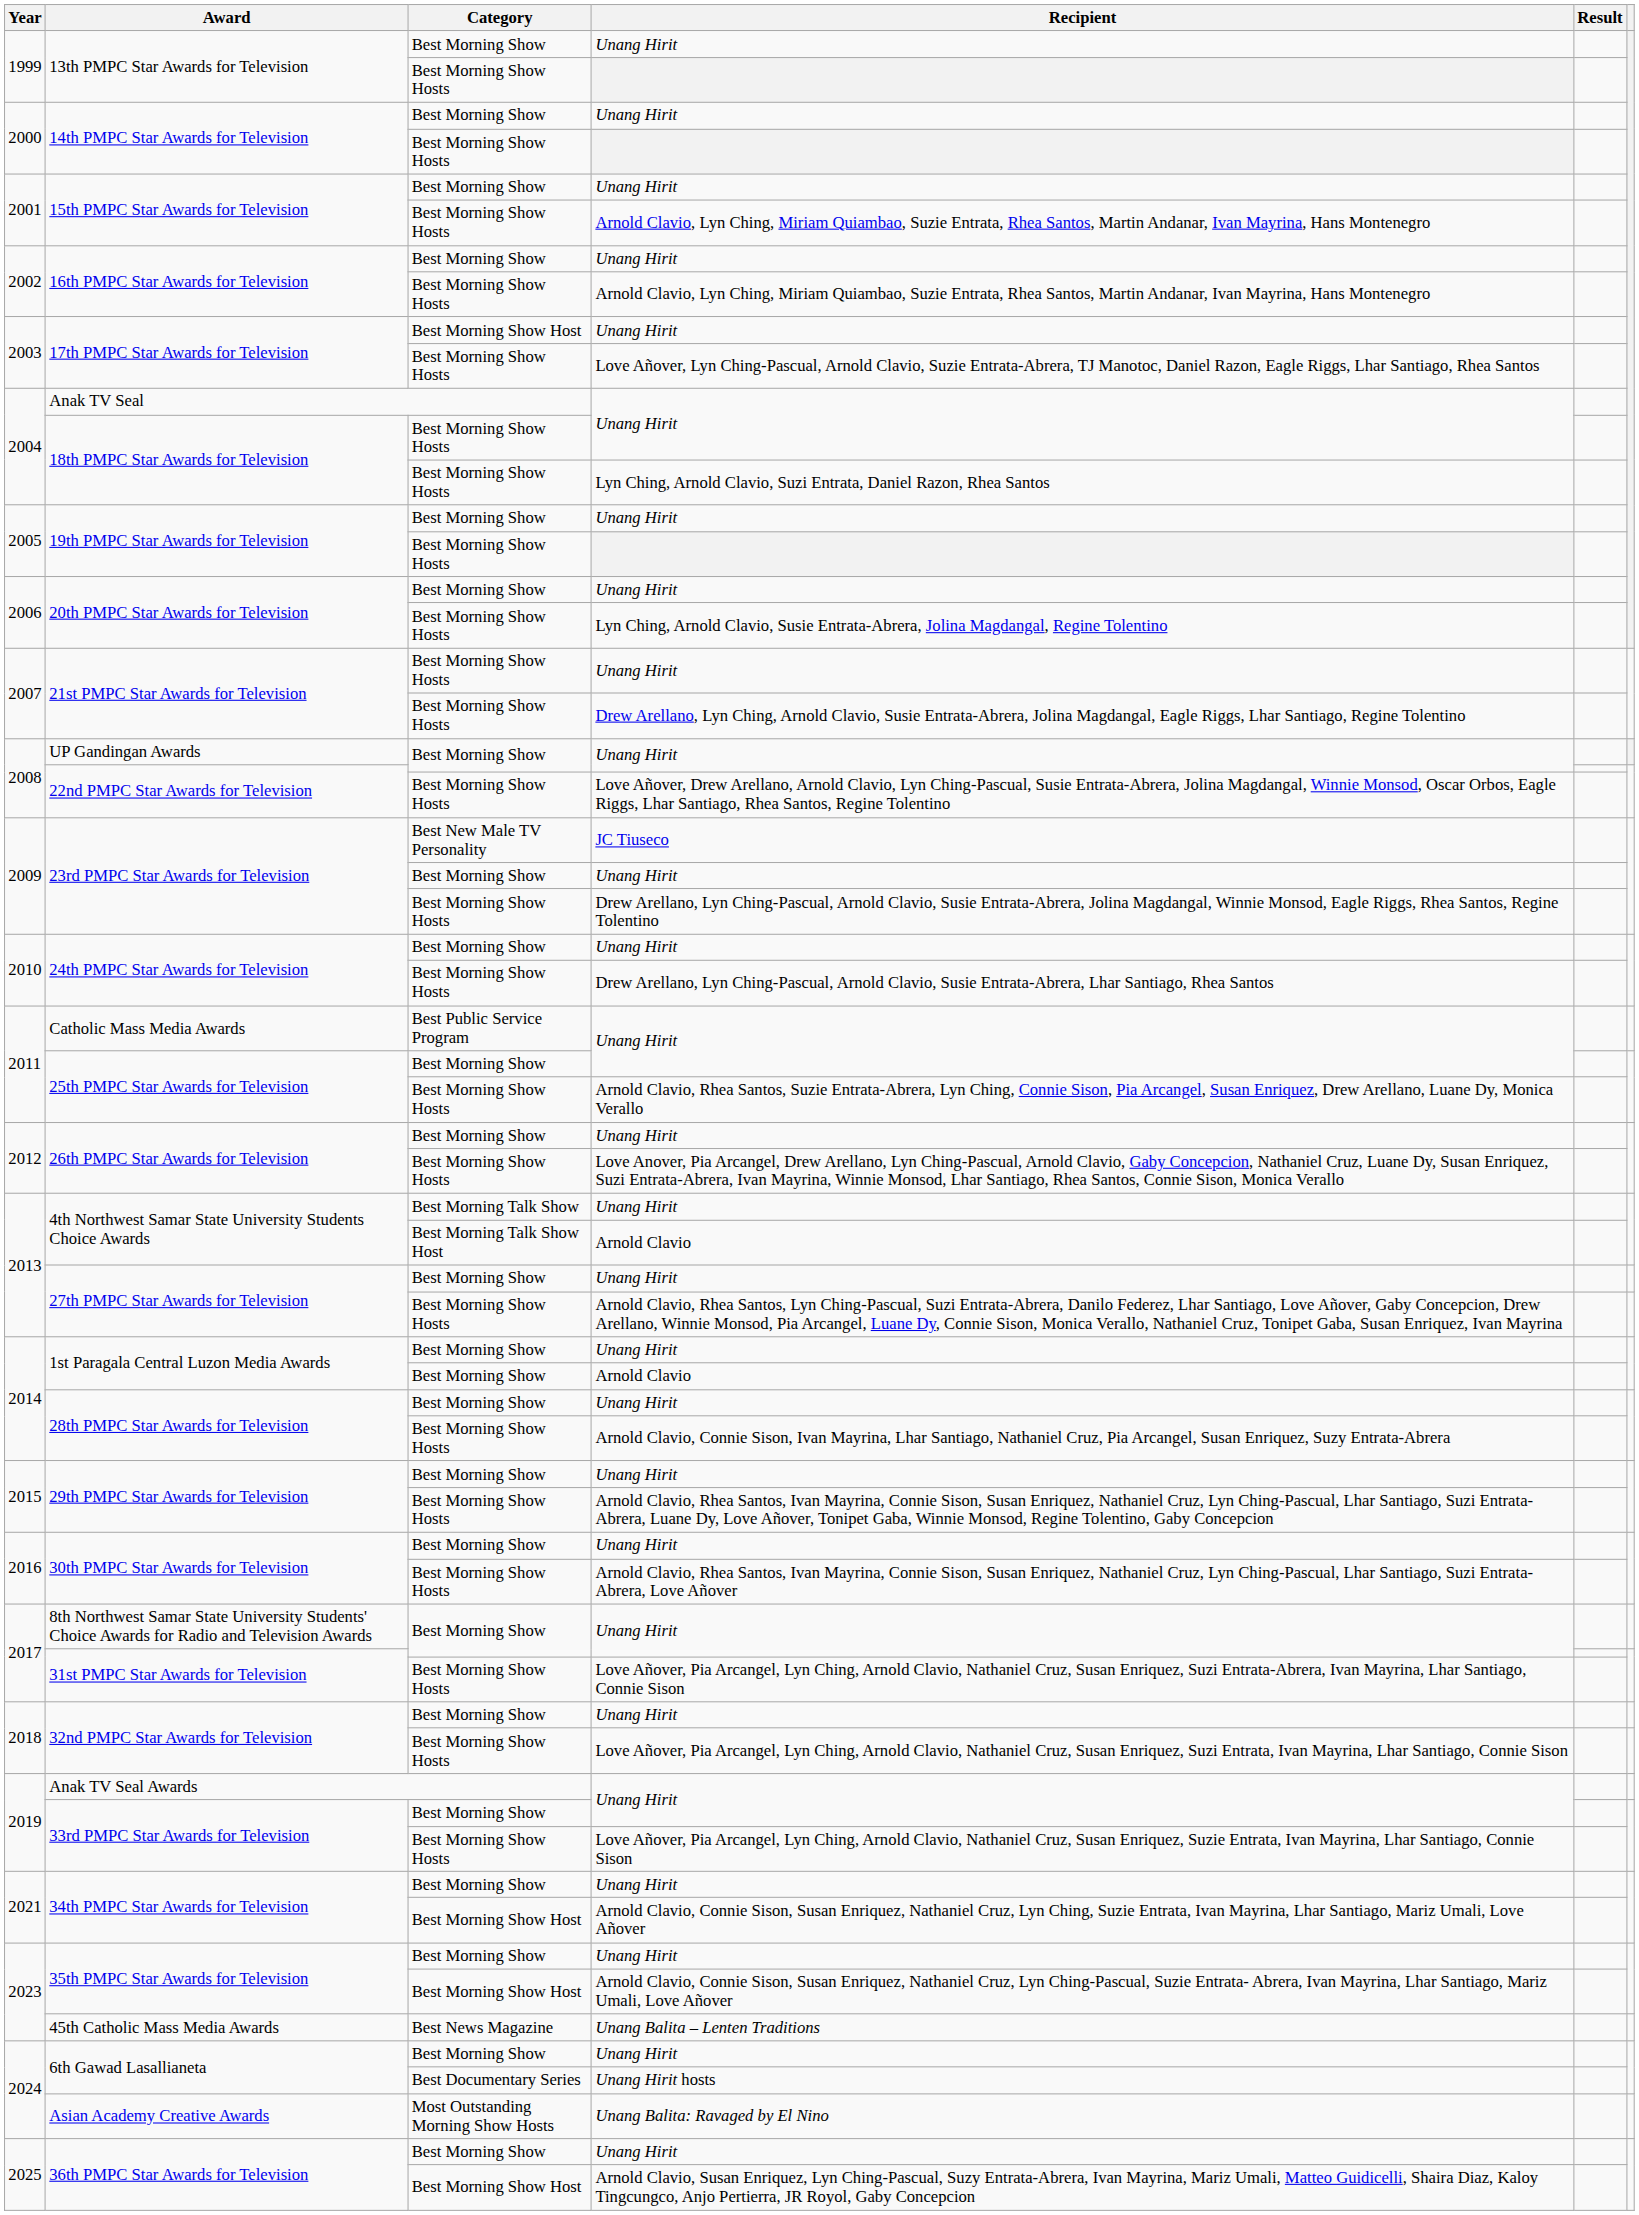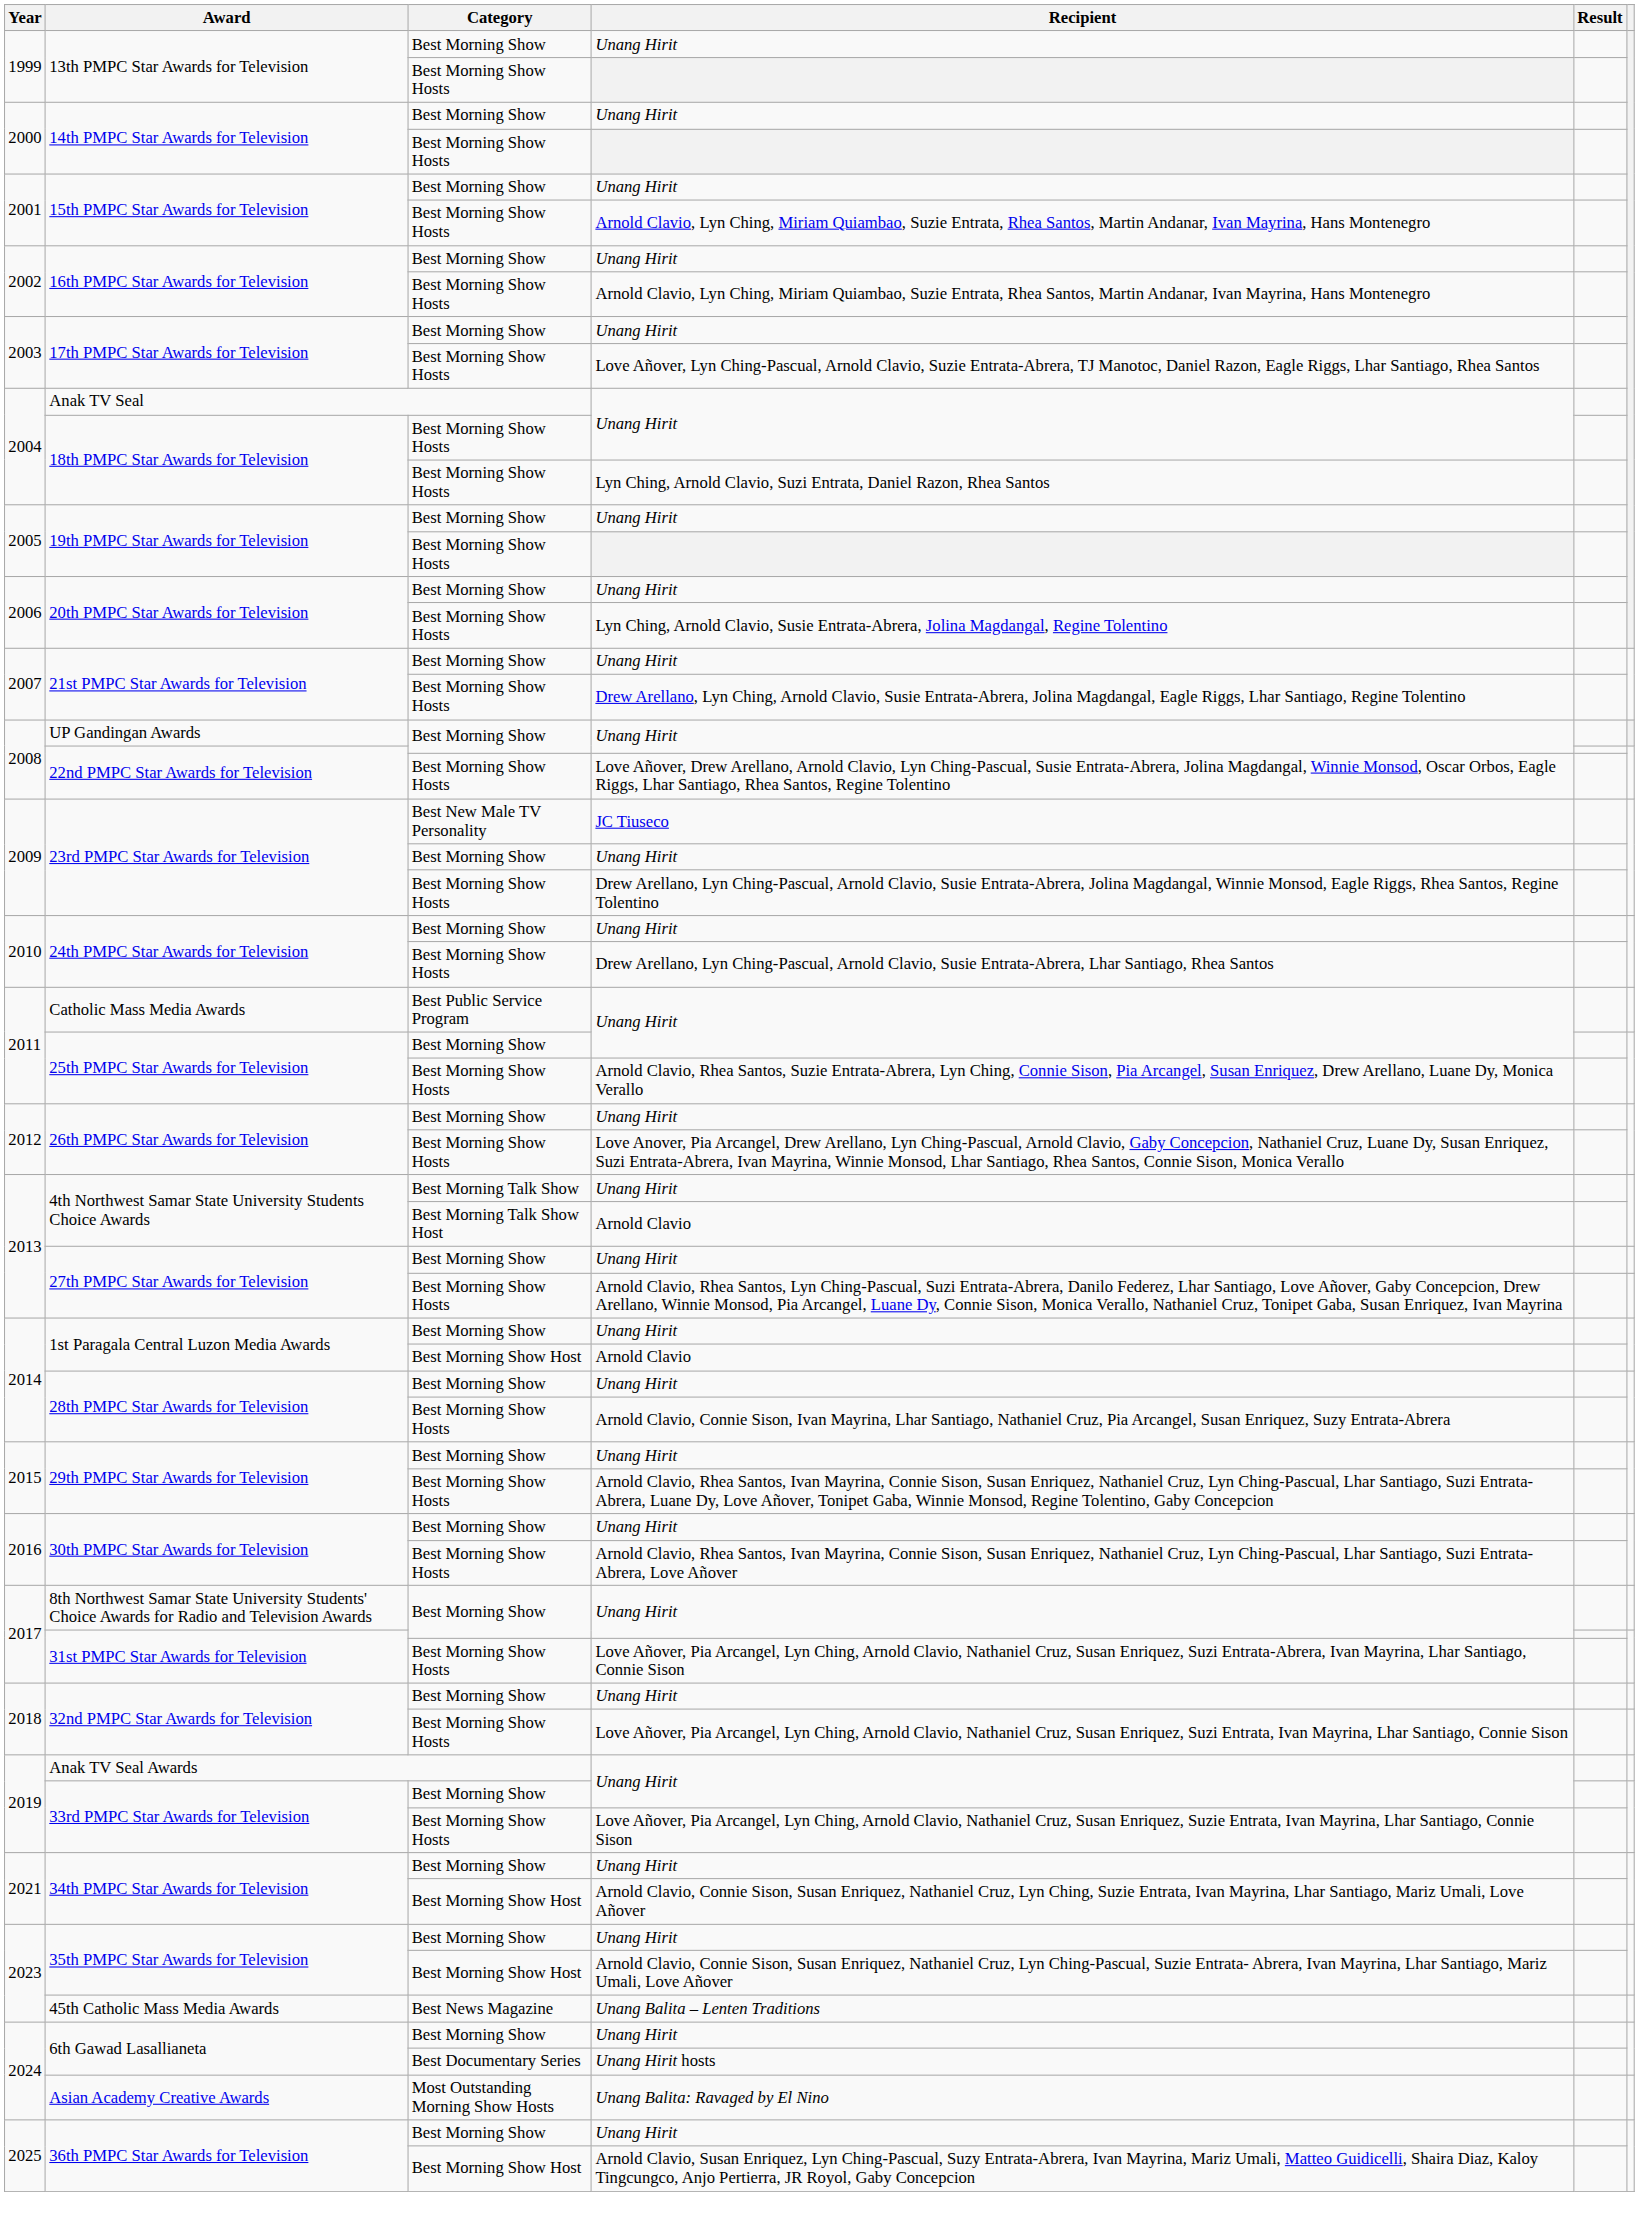(497, 330) Best Morning Show Host -> (479, 330) Best Morning Show
(479, 670) Best Morning Show Hosts -> (479, 661) Best Morning Show
(479, 1376) Best Morning Show -> (497, 1357) Best Morning Show Host
